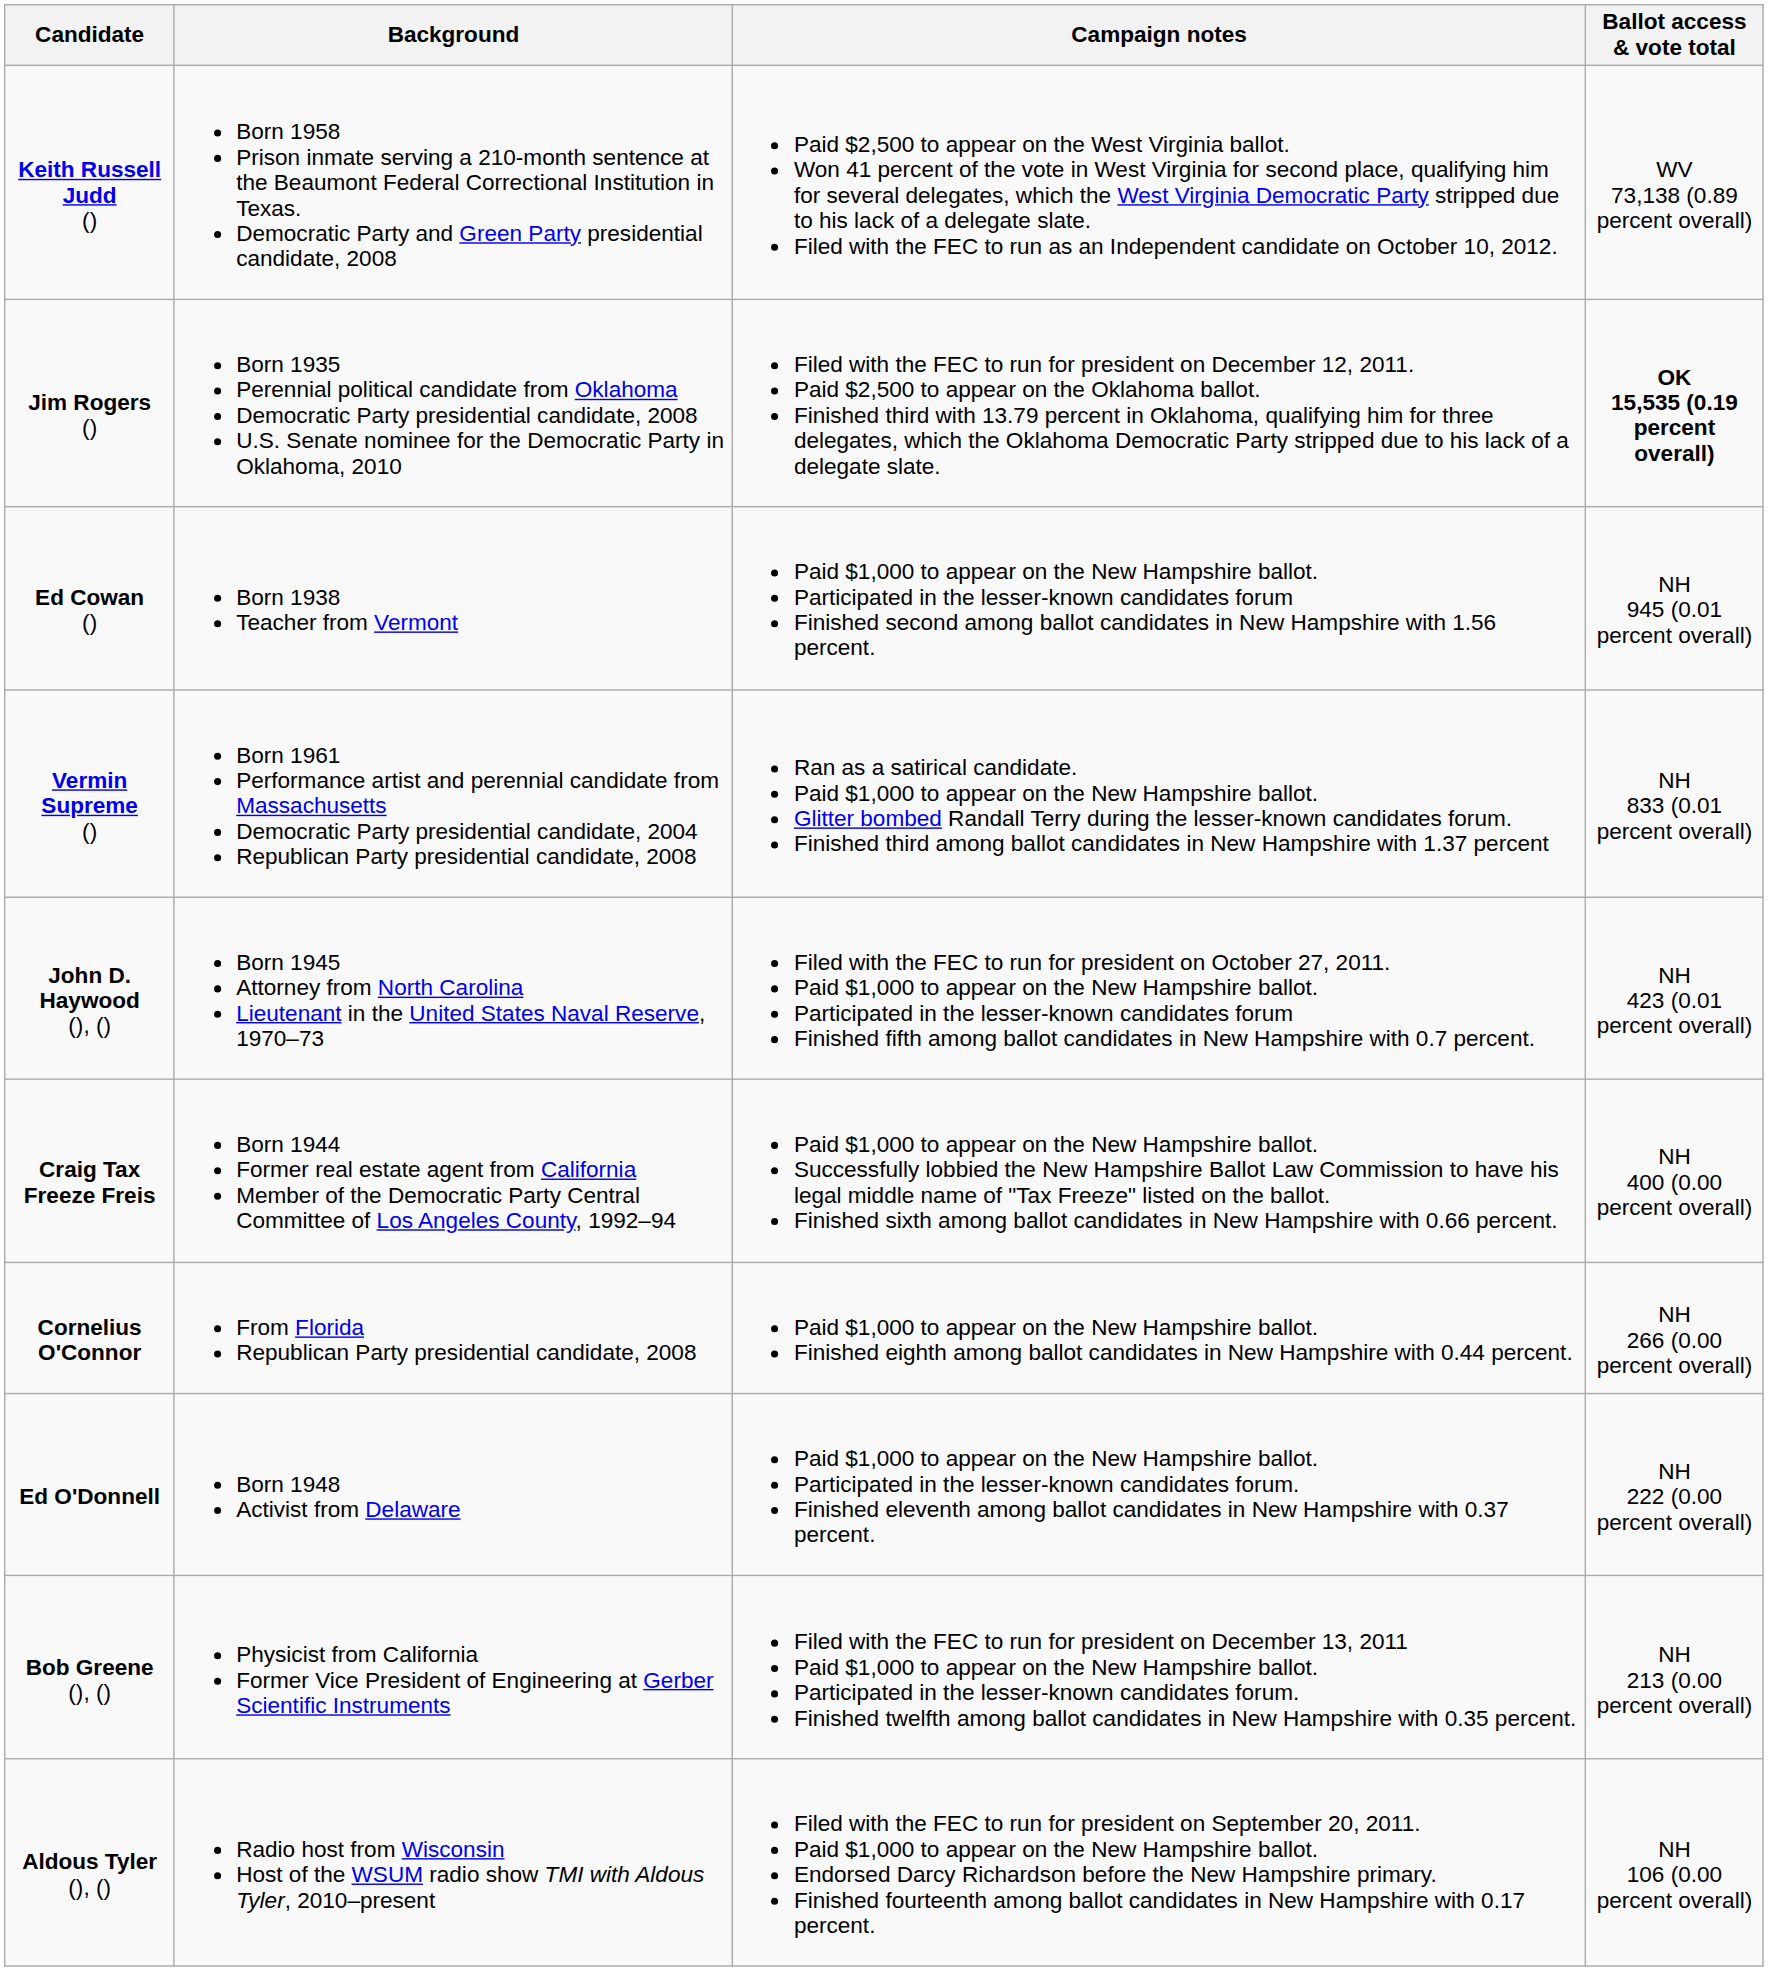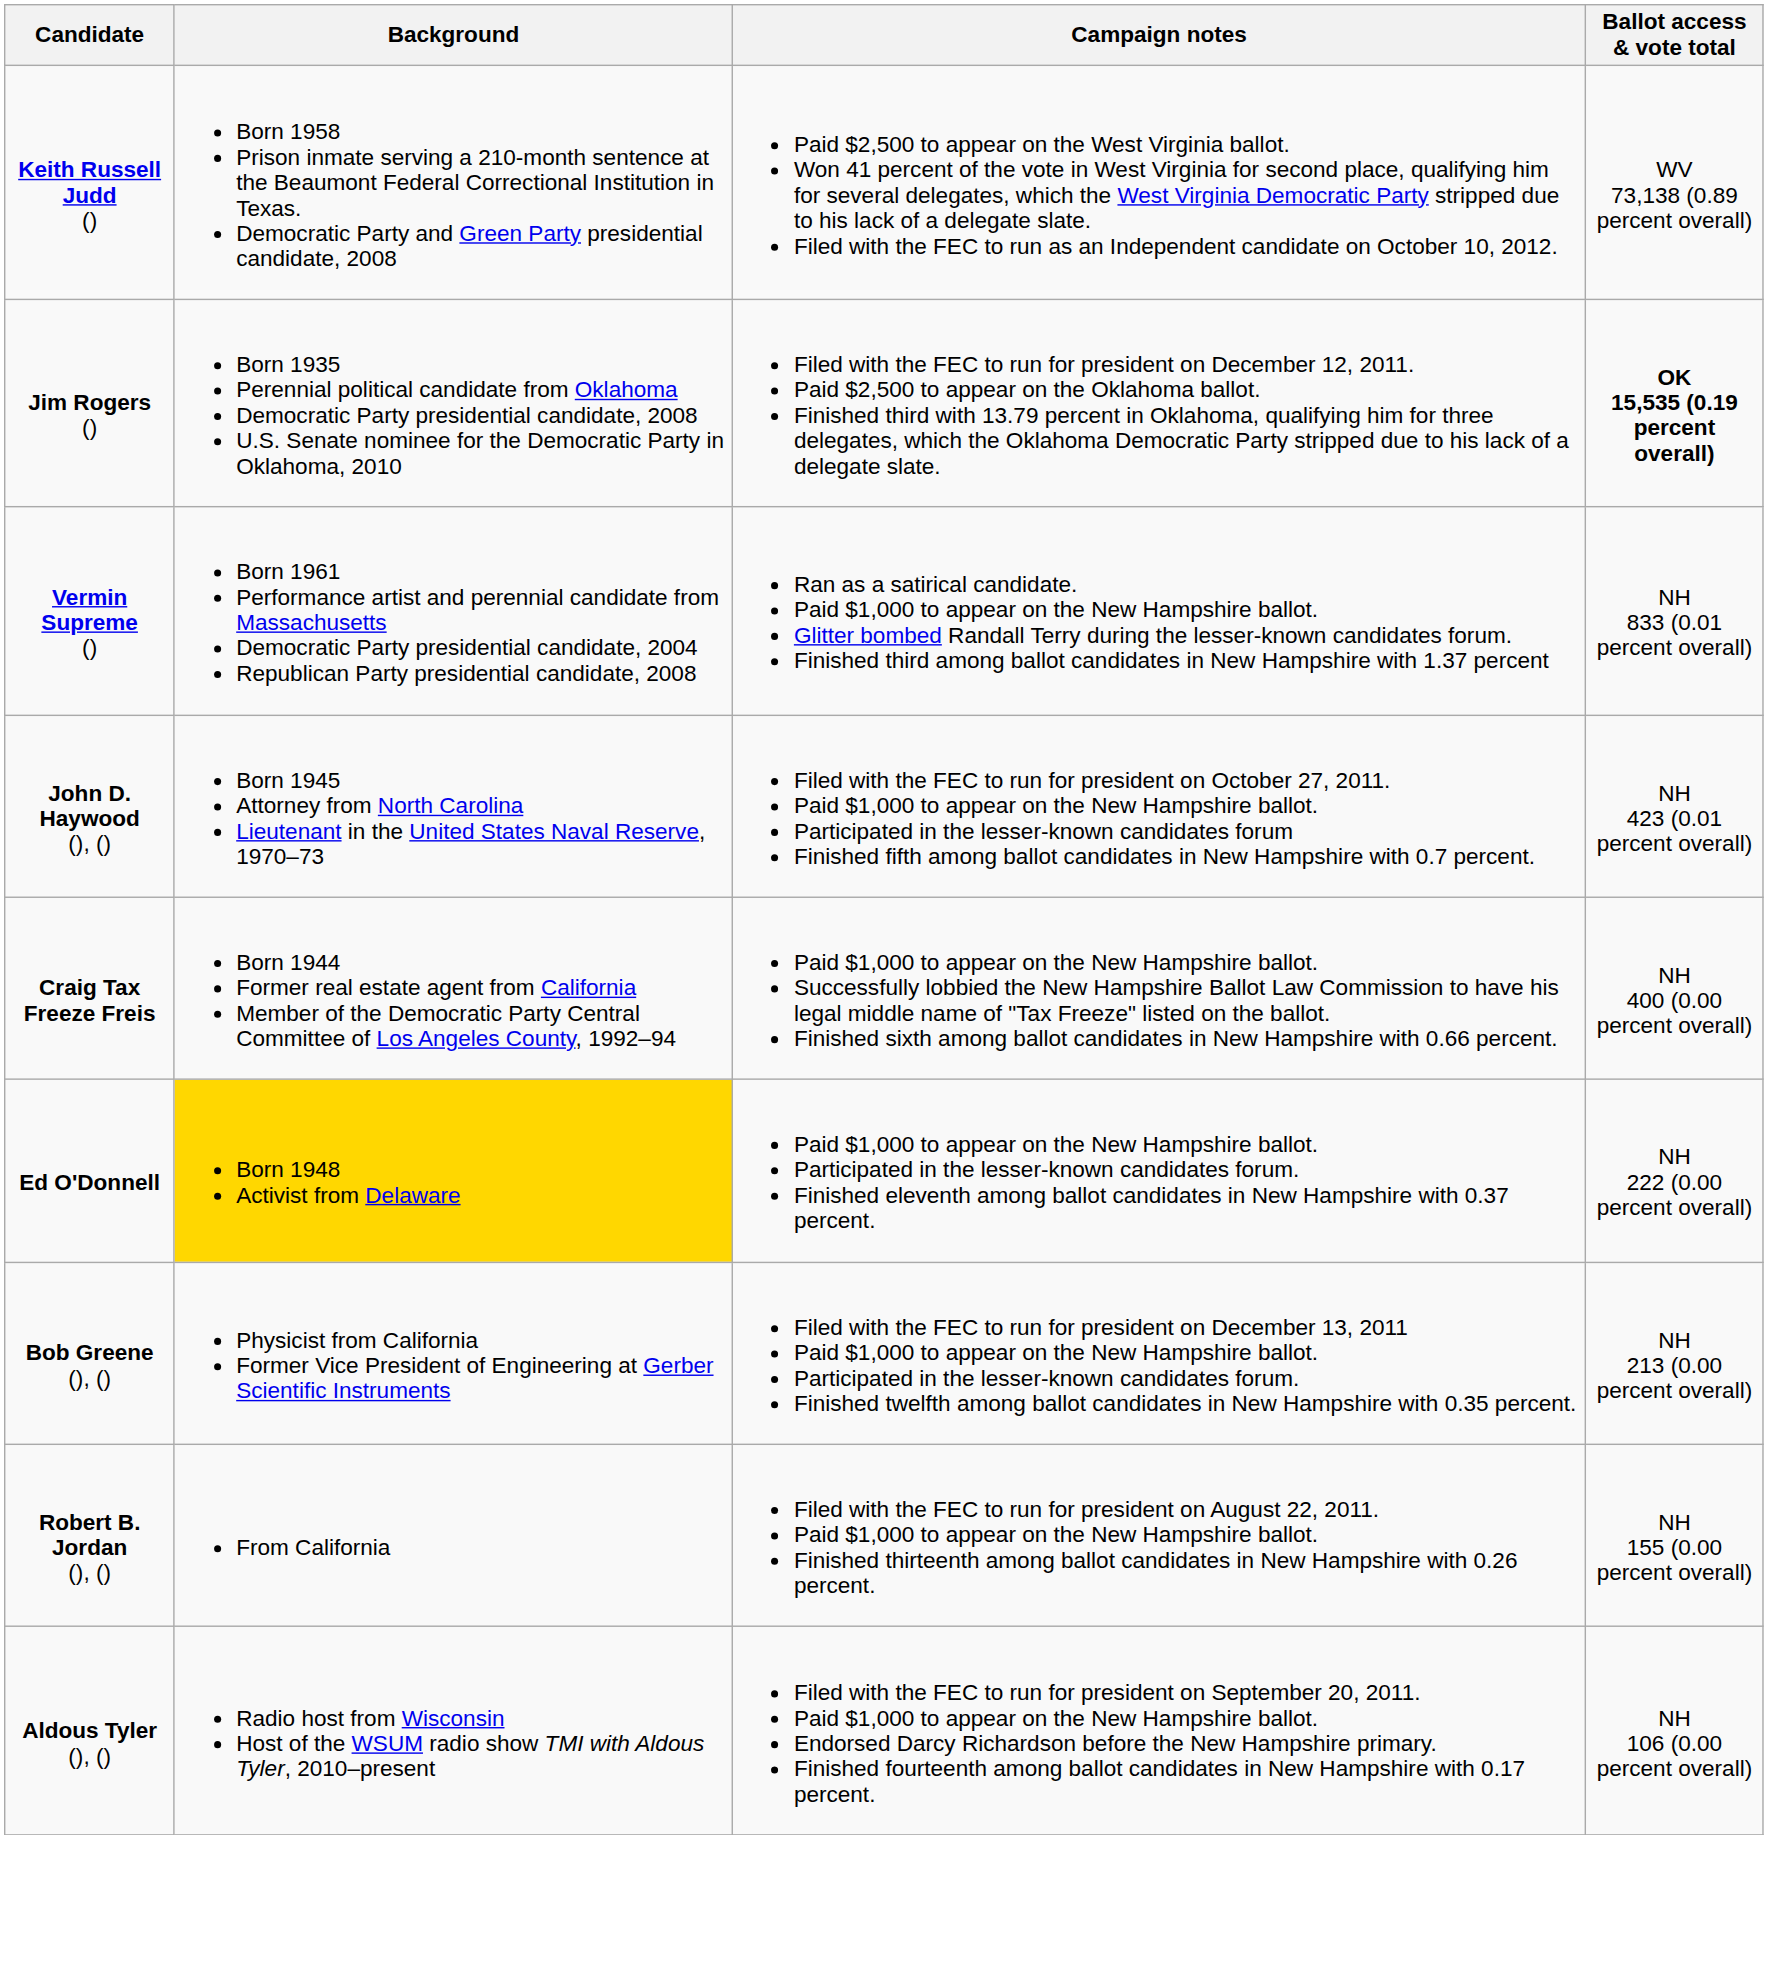- row: (90, 610)
- row: (90, 1340)
(453, 1497) no background -> (453, 1183) gold background
+ row: (90, 1548)
